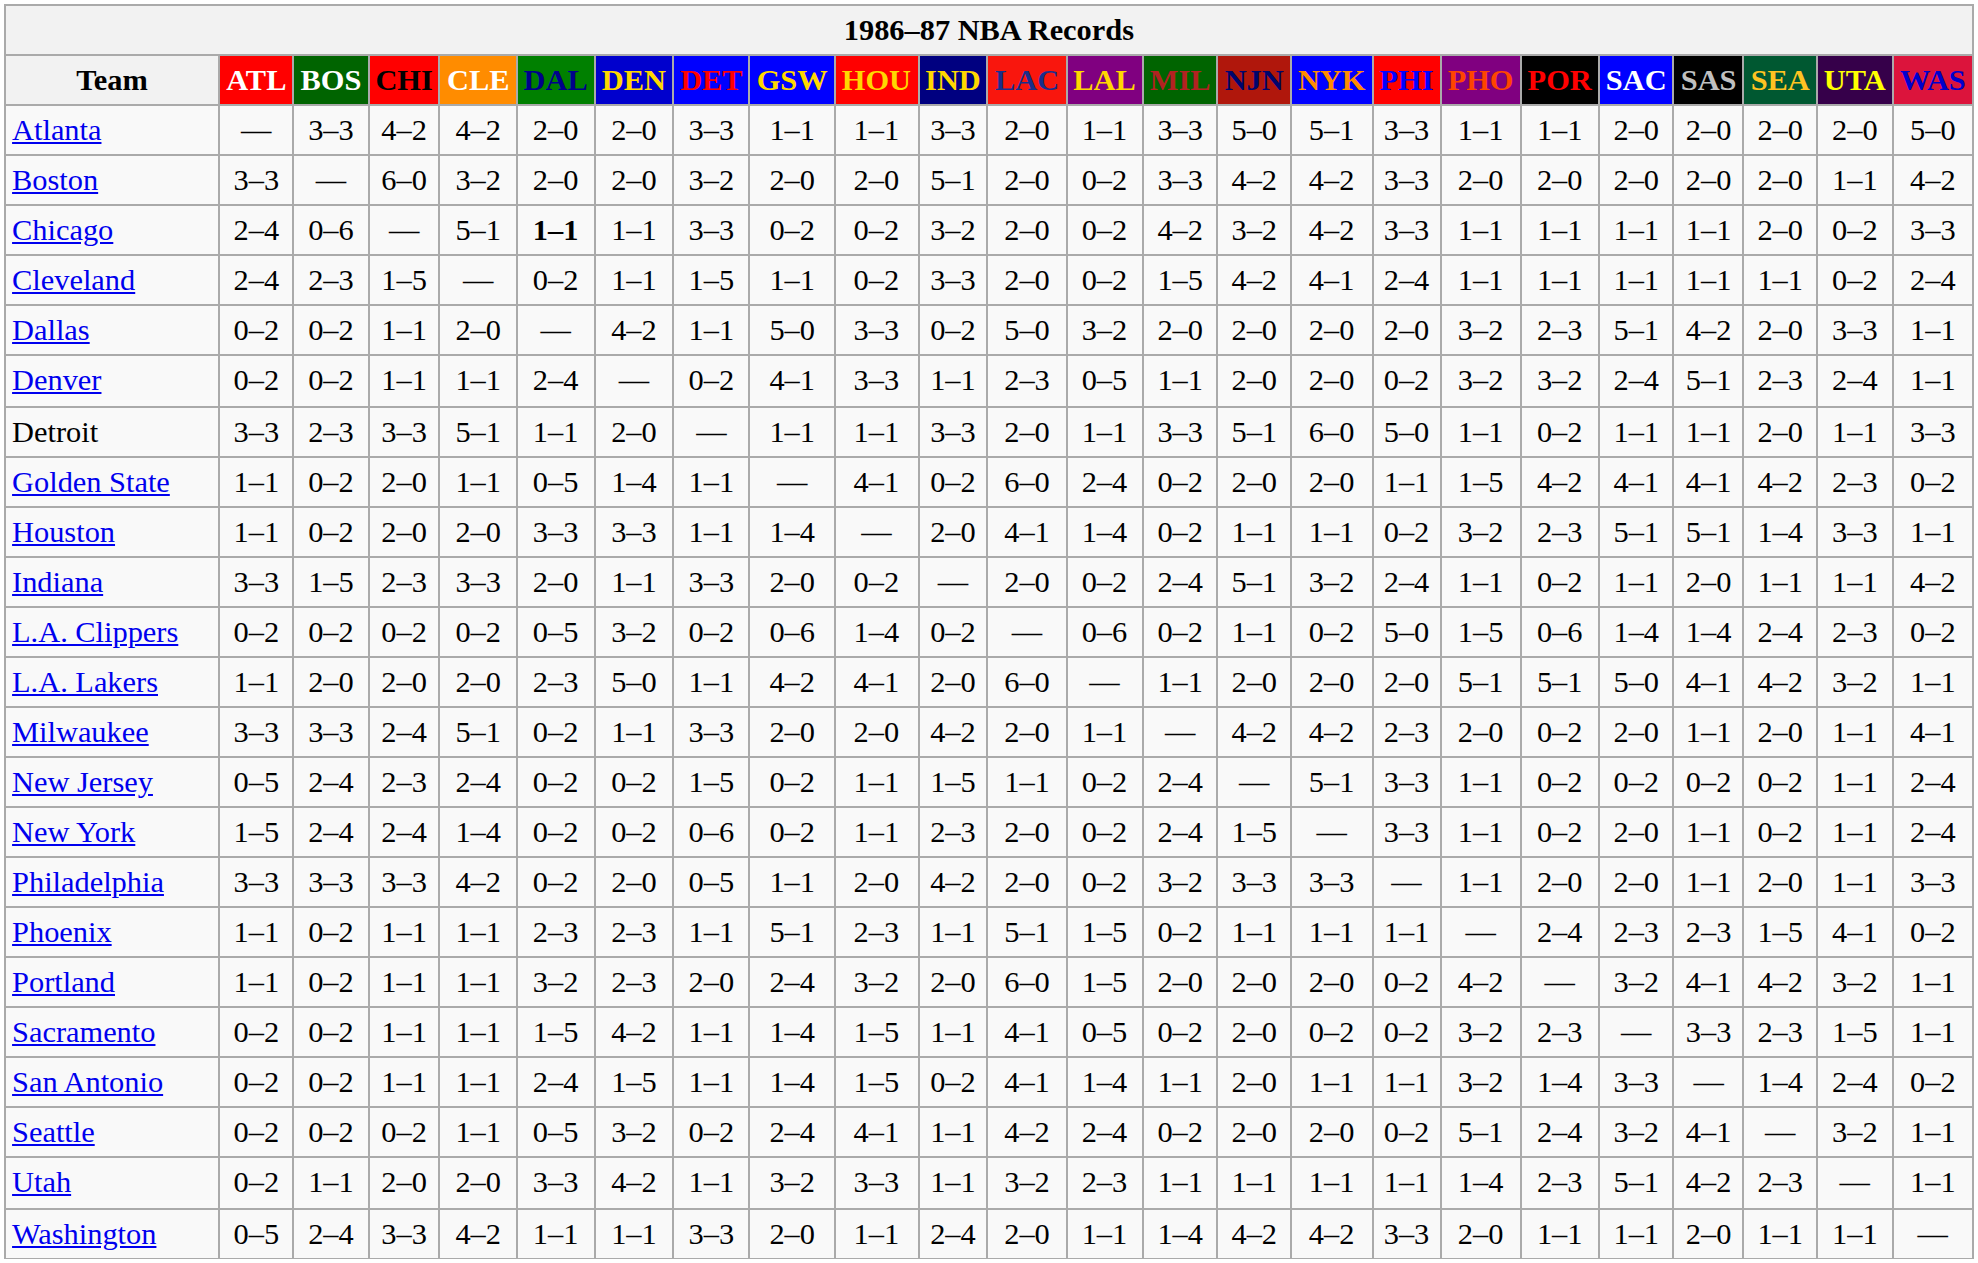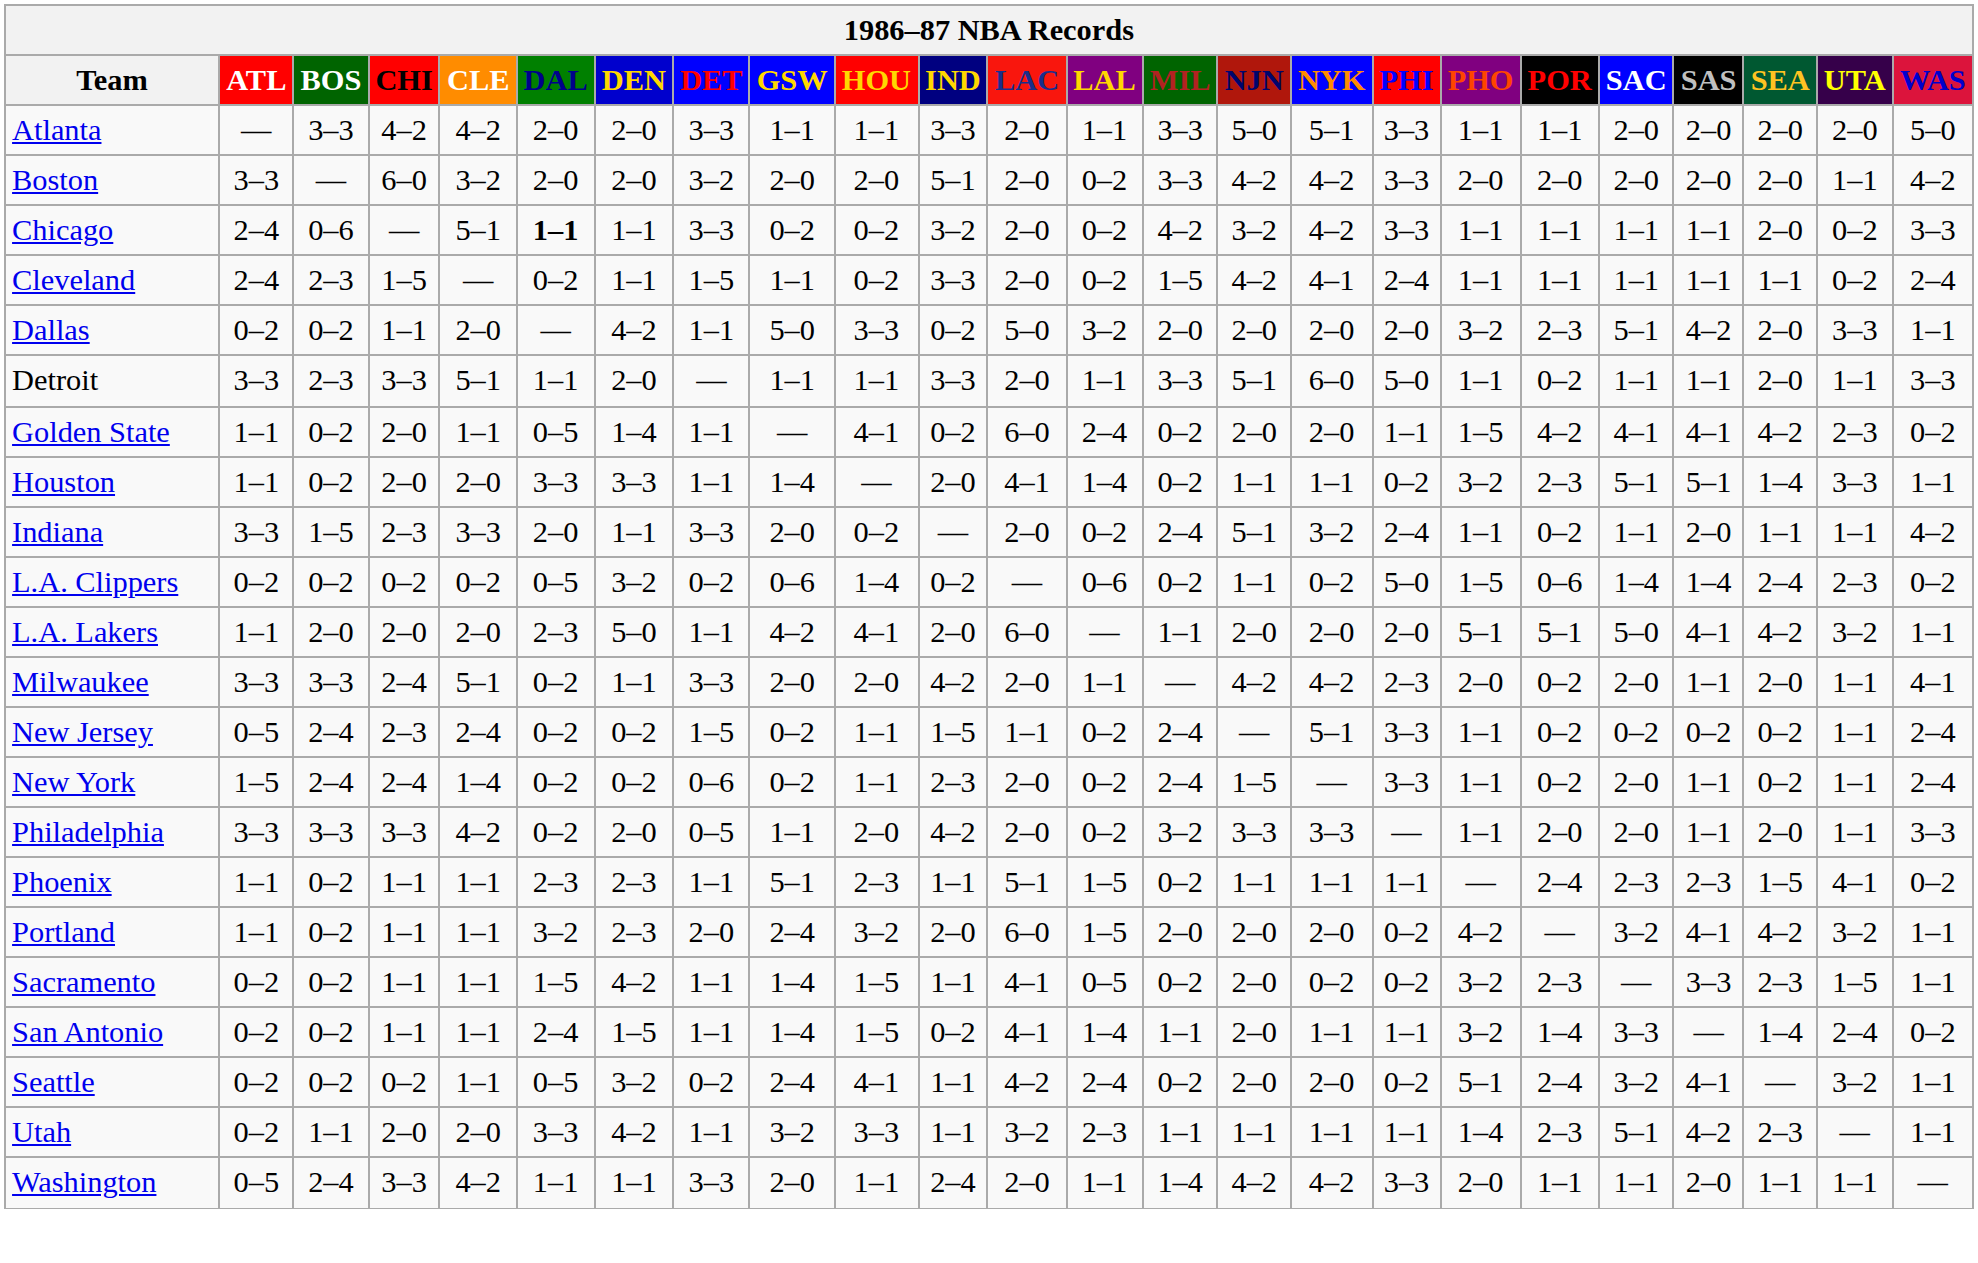- row: (57, 380)
